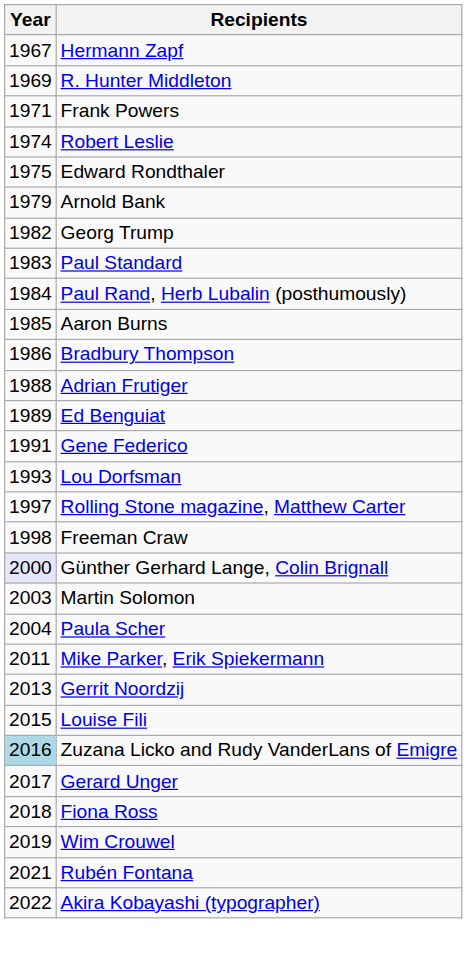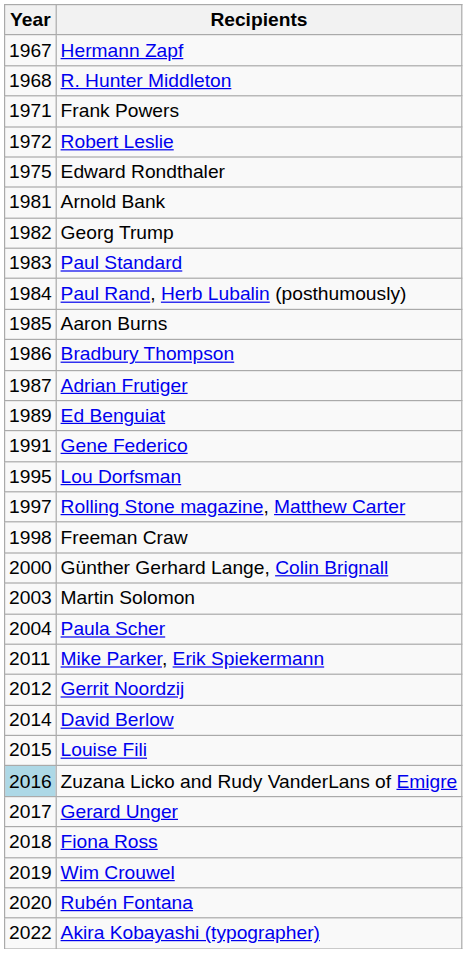(30, 80) 1969 -> (30, 80) 1968
(30, 141) 1974 -> (30, 141) 1972
(30, 202) 1979 -> (30, 202) 1981
(30, 385) 1988 -> (30, 385) 1987
(30, 476) 1993 -> (30, 476) 1995
(30, 567) lavender background -> (30, 567) no background
(30, 689) 2013 -> (30, 689) 2012
+ row: (117, 720)
(30, 872) 2021 -> (30, 902) 2020
